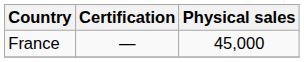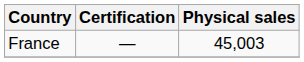(239, 43) 45,000 -> (239, 43) 45,003
